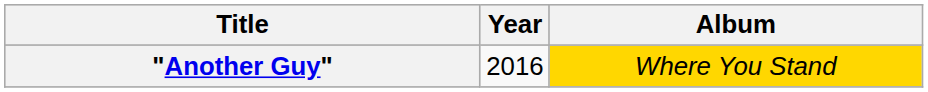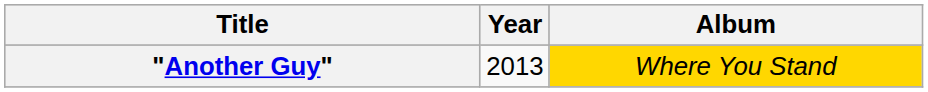(515, 65) 2016 -> (515, 65) 2013
